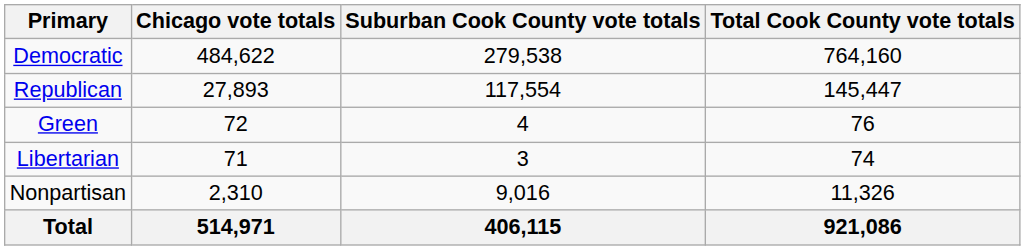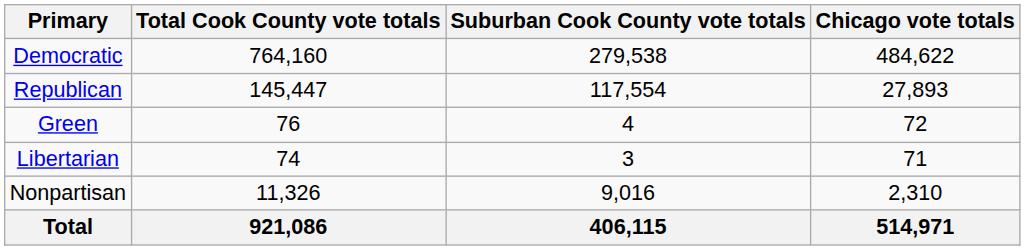columns swapped: (236, 21) <-> (863, 21)
